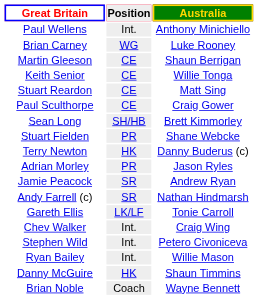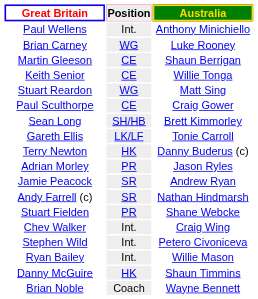(129, 90) CE -> (129, 90) WG
rows swapped: (55, 136) <-> (55, 212)
